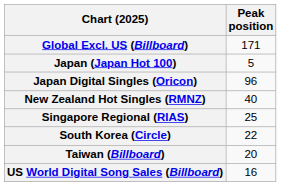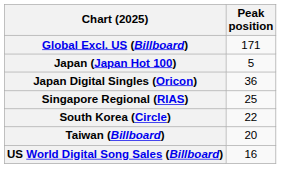(251, 81) 96 -> (251, 81) 36
- row: (115, 99)
